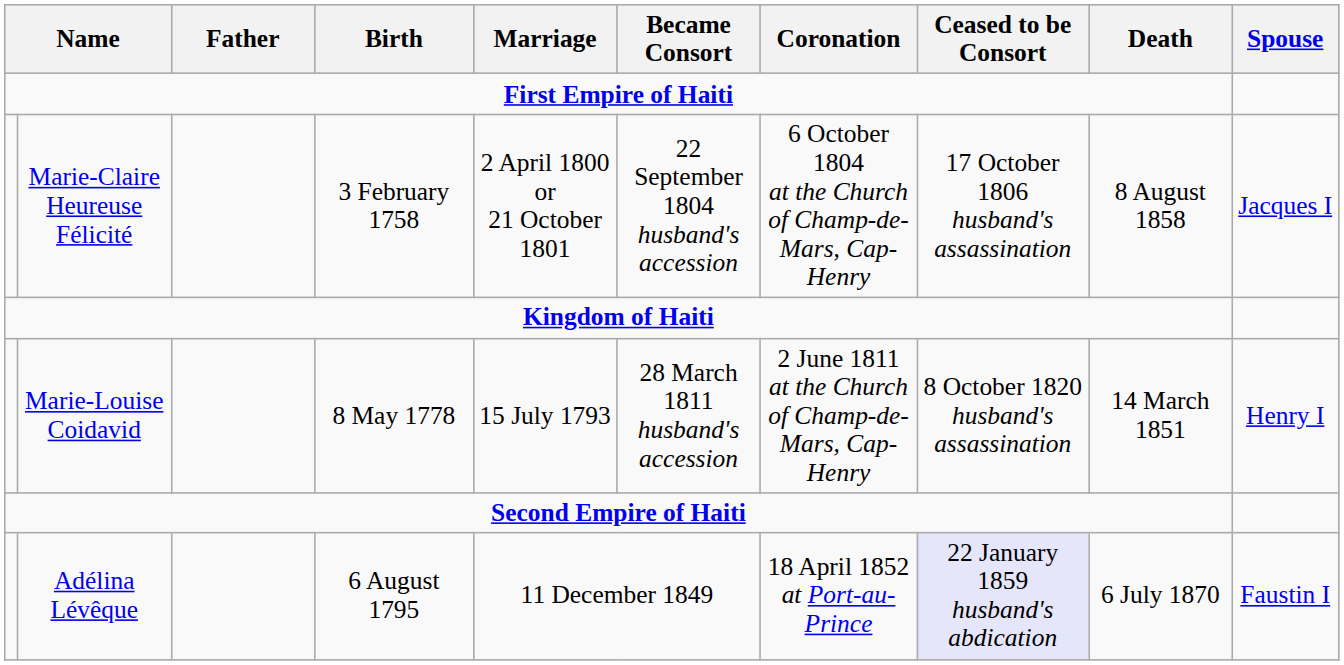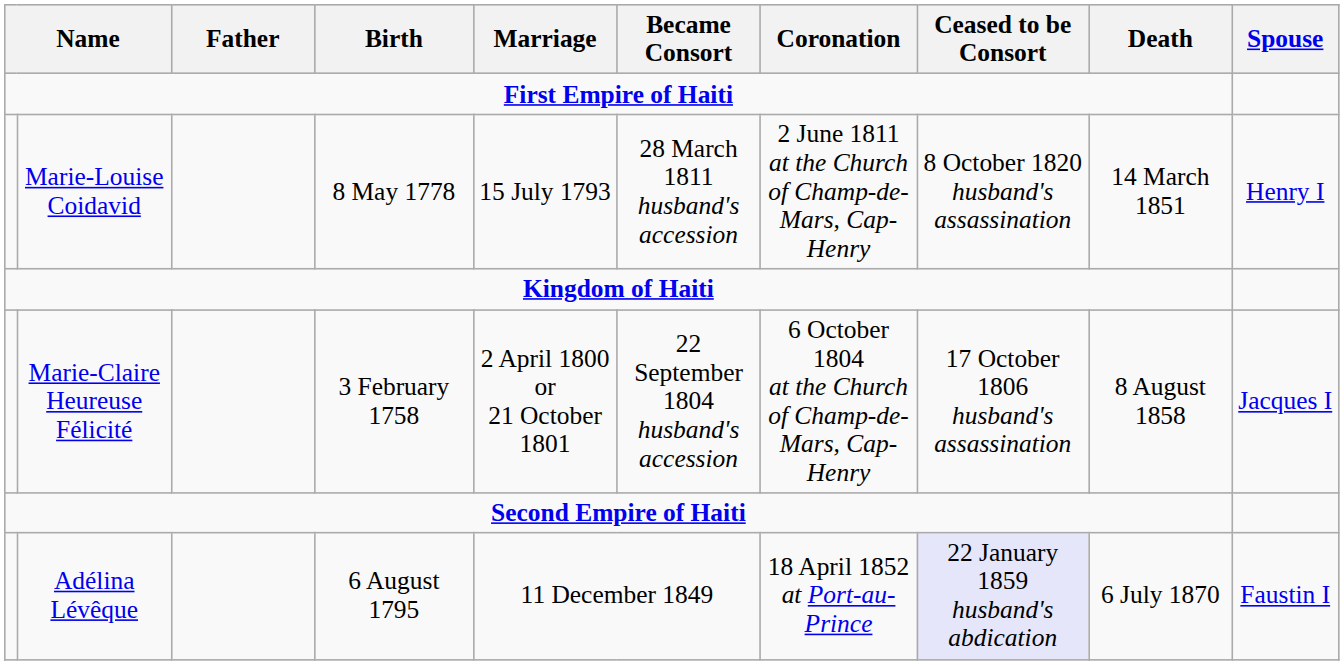rows swapped: (94, 205) <-> (94, 415)
